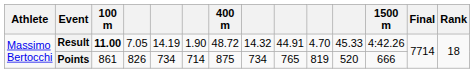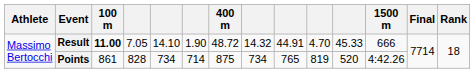(166, 43) 14.19 -> (166, 43) 14.10
(386, 43) 4:42.26 -> (386, 43) 666
(137, 60) 826 -> (137, 60) 828
(386, 60) 666 -> (386, 60) 4:42.26
